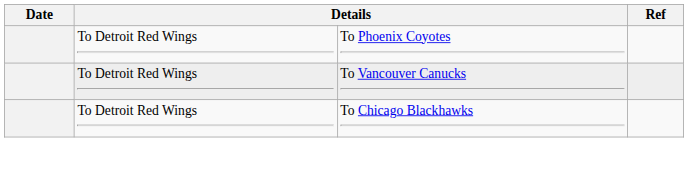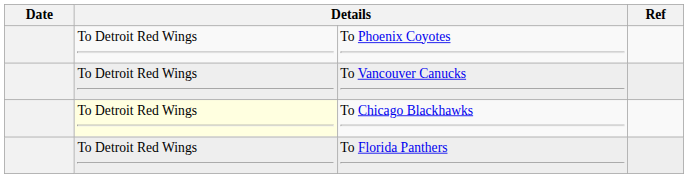(206, 115) no background -> (206, 115) lightyellow background
+ row: (483, 152)
